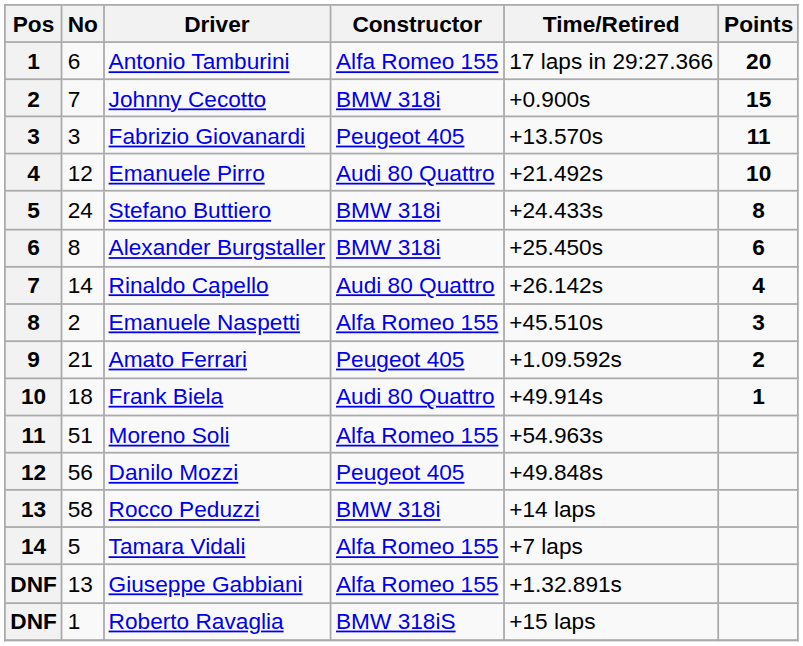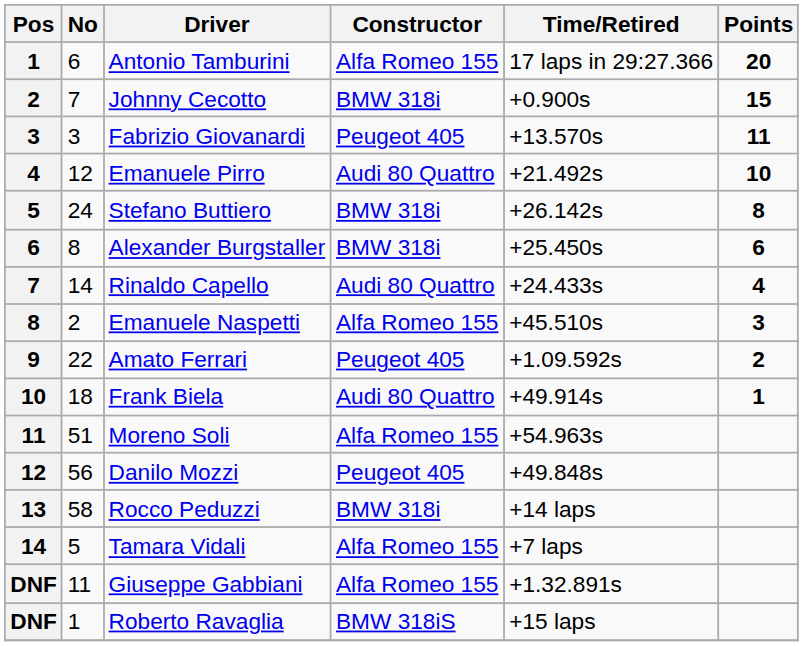(556, 210) +24.433s -> (556, 210) +26.142s
(556, 285) +26.142s -> (556, 285) +24.433s
(80, 359) 21 -> (80, 359) 22
(80, 583) 13 -> (79, 583) 11
